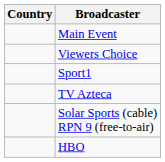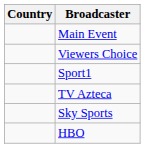- row: (108, 120)
+ row: (85, 113)
